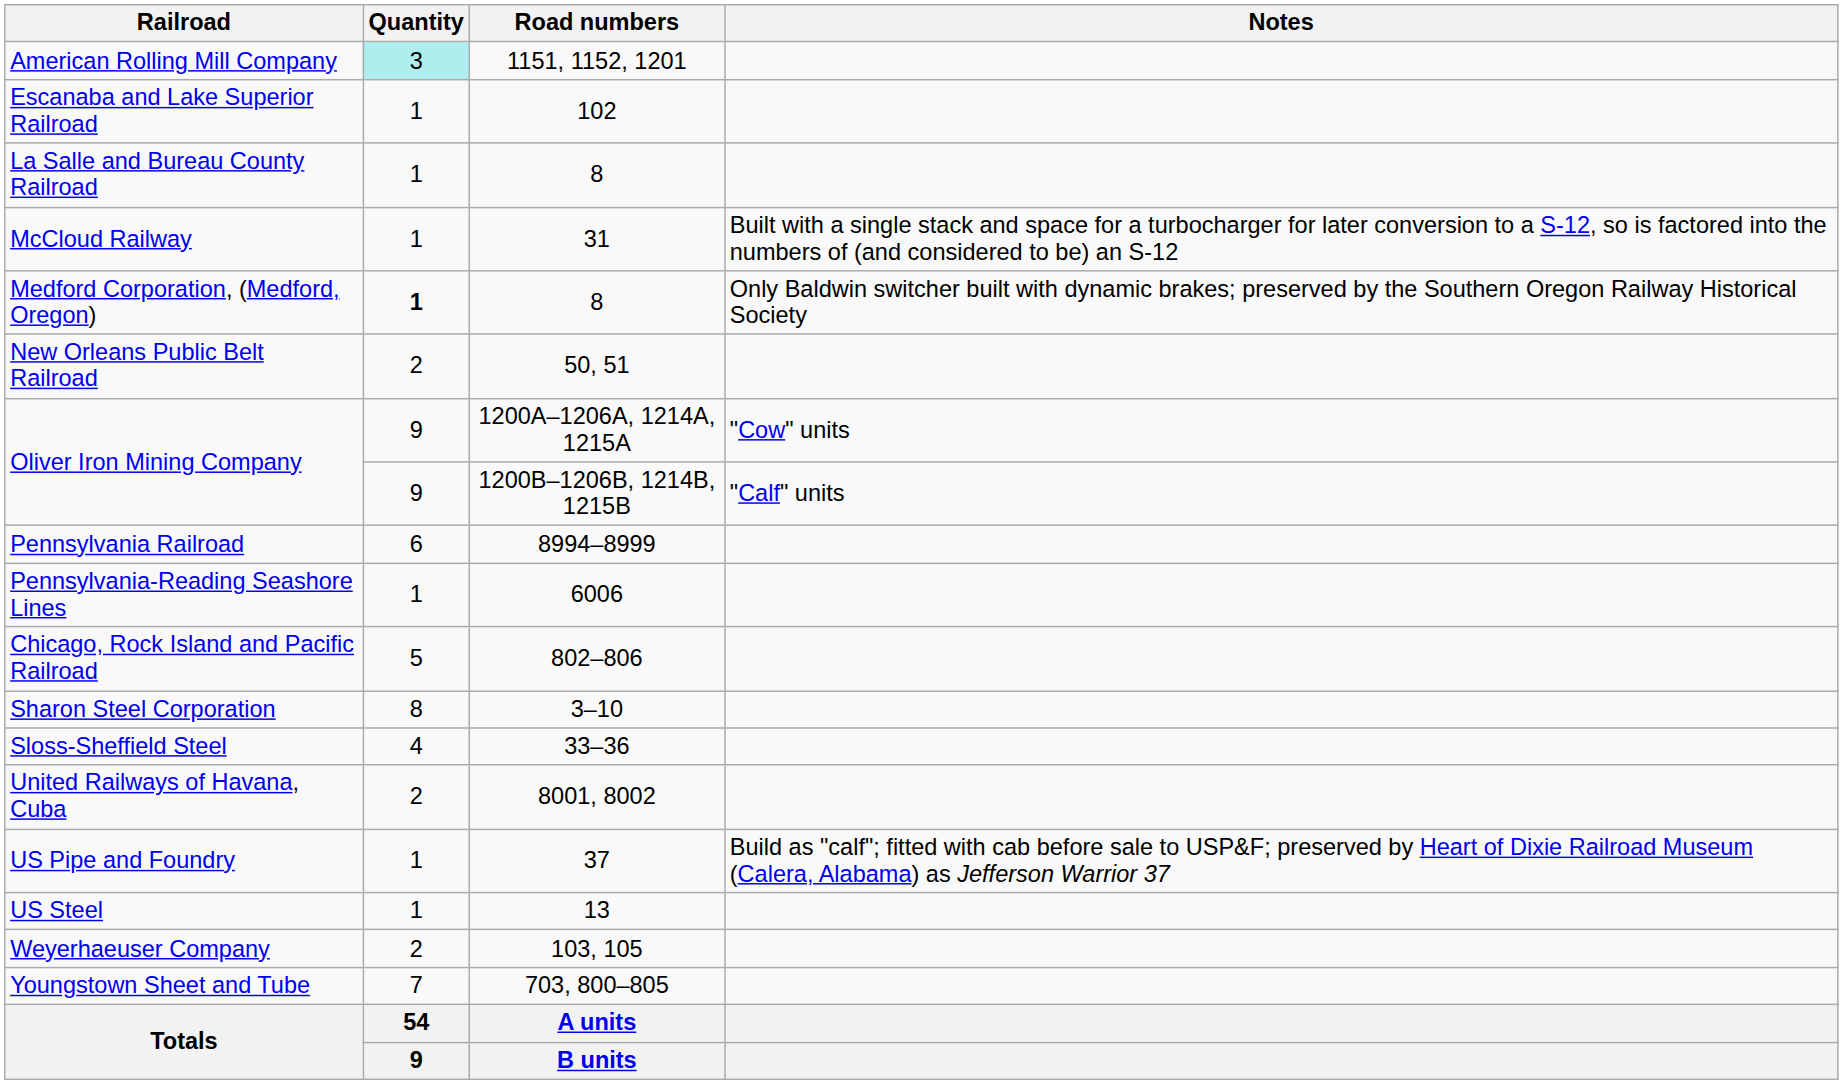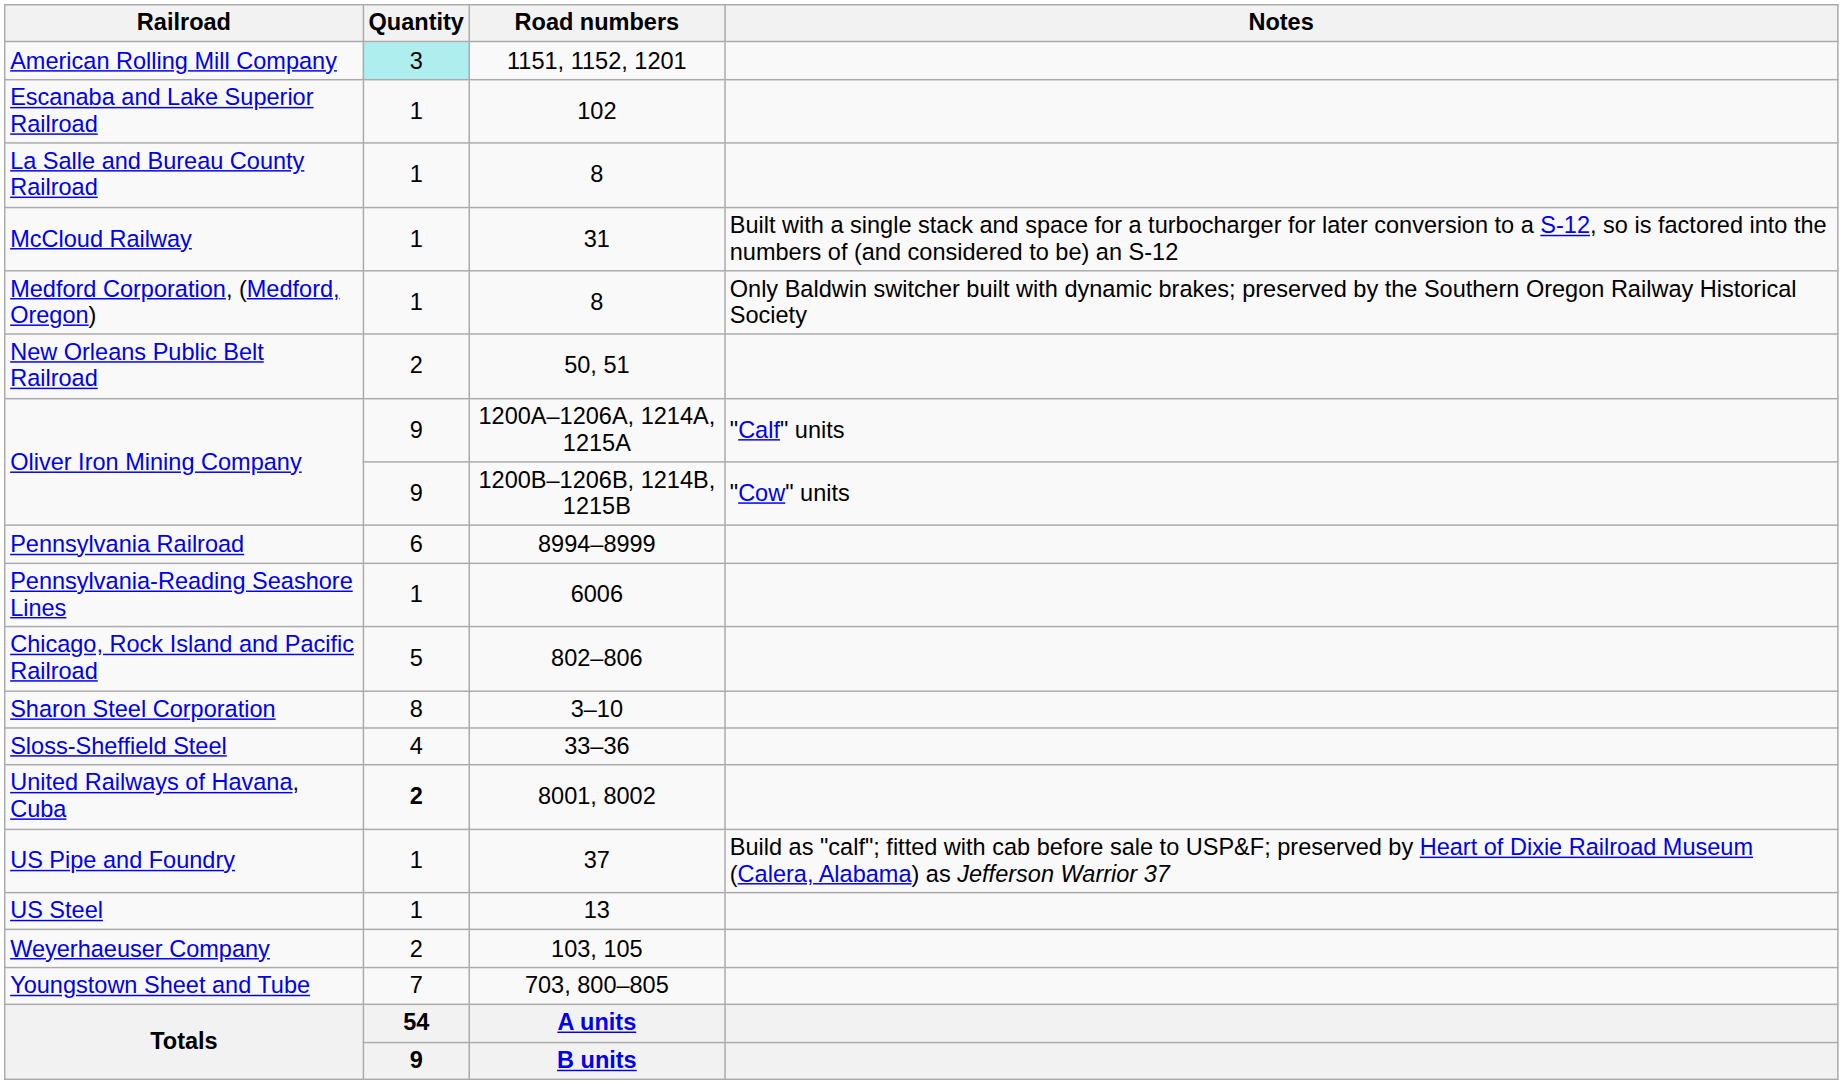(416, 302) bold -> (416, 302) normal
(790, 429) "Cow" units -> (787, 429) "Calf" units
(787, 493) "Calf" units -> (790, 493) "Cow" units
(416, 796) normal -> (416, 796) bold
